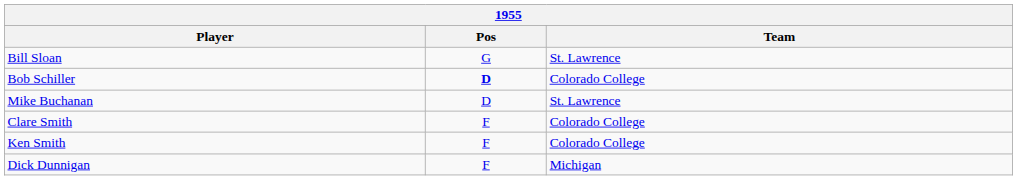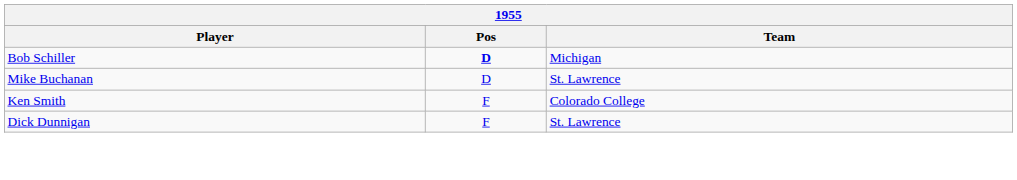- row: (35, 57)
(597, 79) Colorado College -> (575, 57) Michigan
- row: (40, 121)
(575, 164) Michigan -> (585, 121) St. Lawrence
